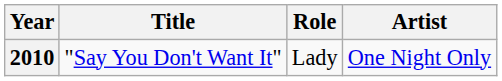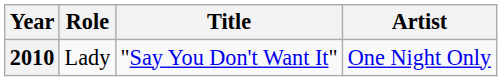columns swapped: (173, 22) <-> (315, 22)
